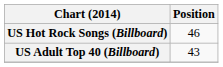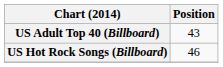rows swapped: (87, 33) <-> (87, 52)
